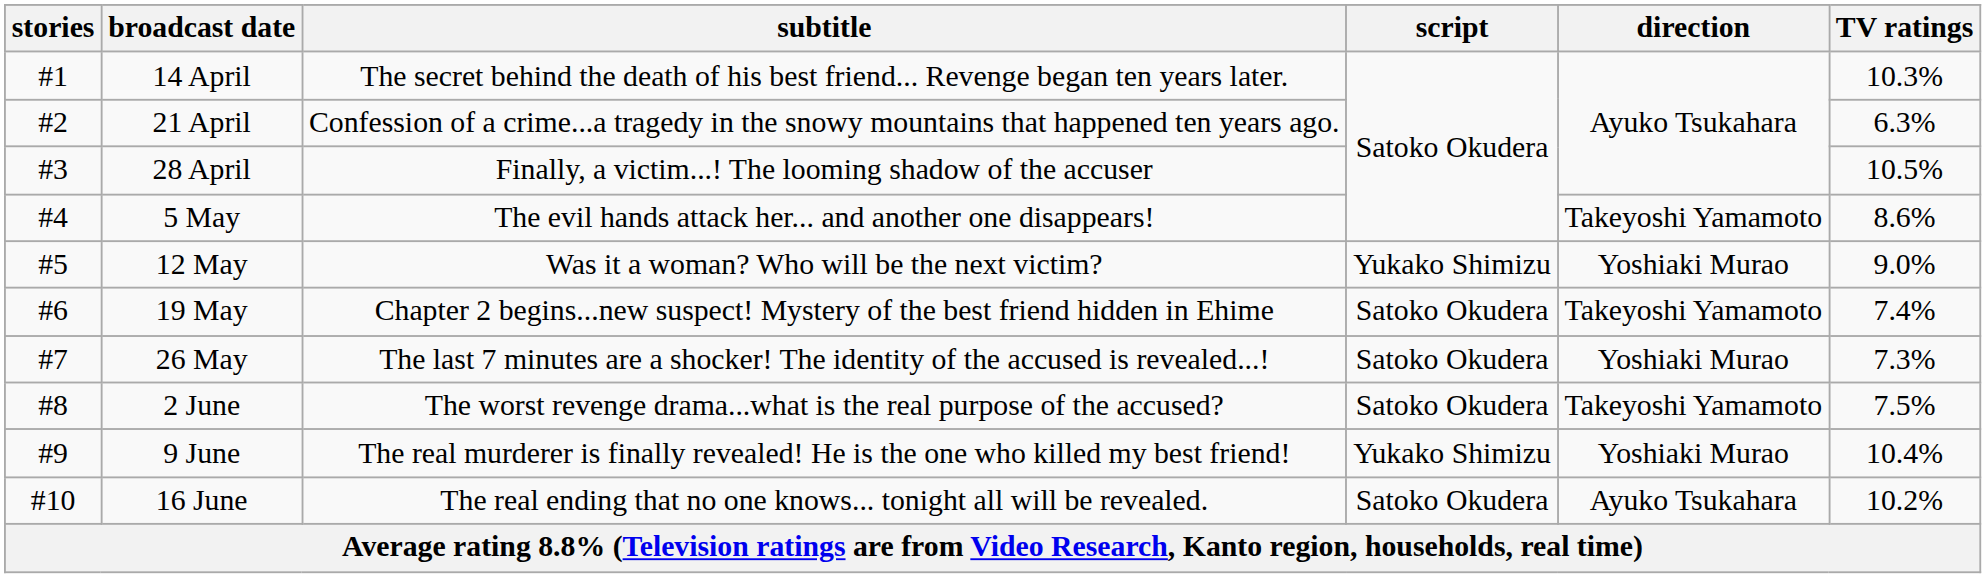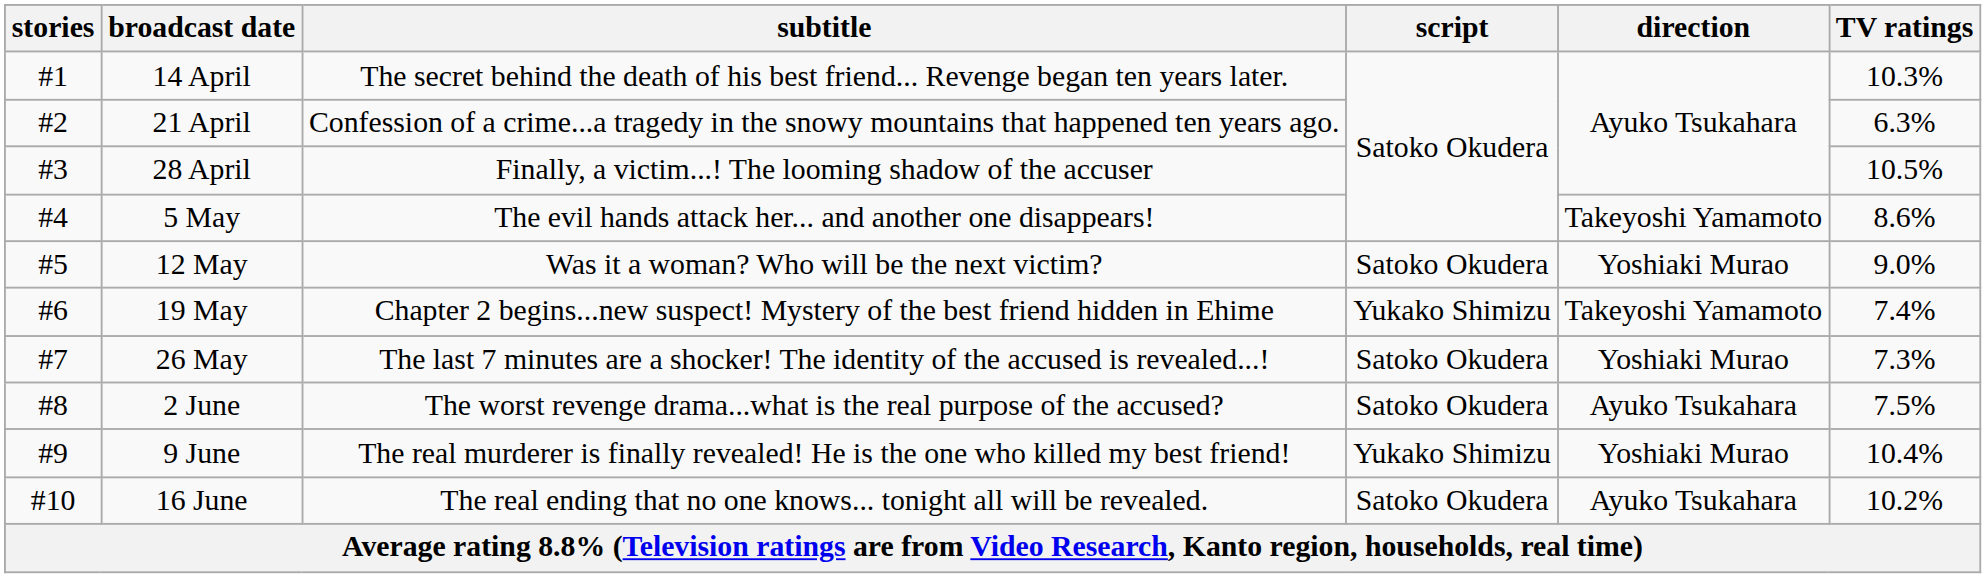(1452, 264) Yukako Shimizu -> (1452, 264) Satoko Okudera
(1452, 311) Satoko Okudera -> (1452, 311) Yukako Shimizu
(1693, 405) Takeyoshi Yamamoto -> (1693, 405) Ayuko Tsukahara
